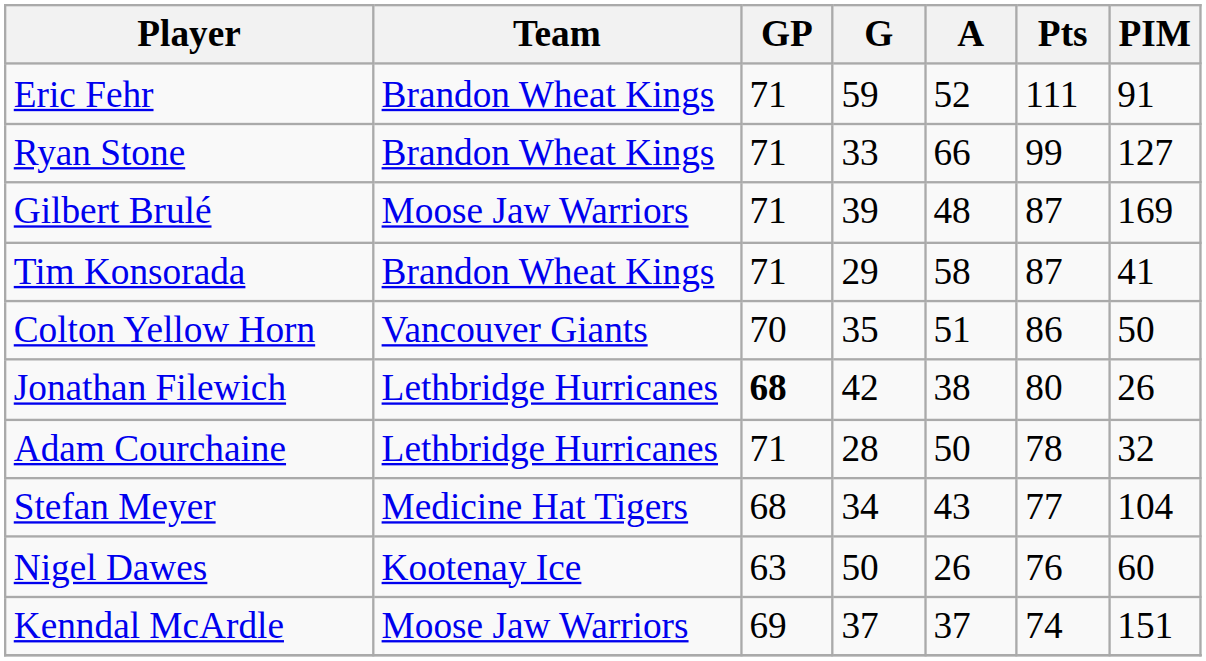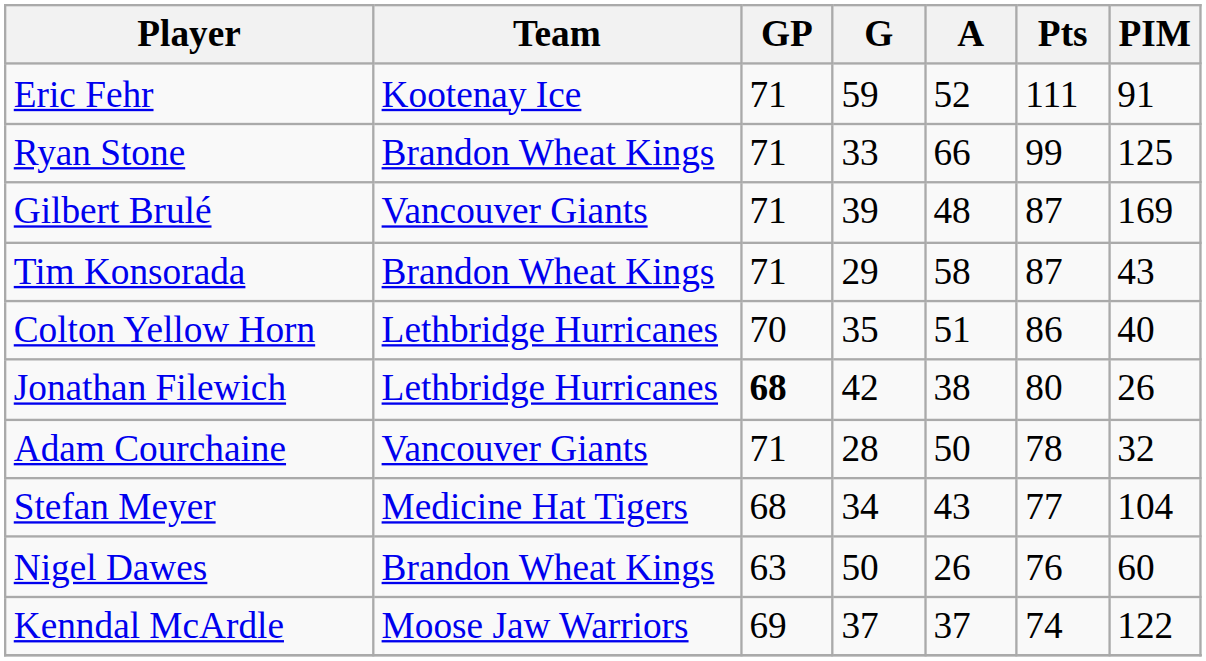(548, 93) Brandon Wheat Kings -> (481, 93) Kootenay Ice
(1145, 152) 127 -> (1145, 152) 125
(535, 211) Moose Jaw Warriors -> (515, 211) Vancouver Giants
(1136, 270) 41 -> (1136, 270) 43
(515, 329) Vancouver Giants -> (550, 329) Lethbridge Hurricanes
(1136, 329) 50 -> (1136, 329) 40
(550, 447) Lethbridge Hurricanes -> (515, 447) Vancouver Giants
(481, 566) Kootenay Ice -> (548, 566) Brandon Wheat Kings
(1145, 625) 151 -> (1145, 625) 122
